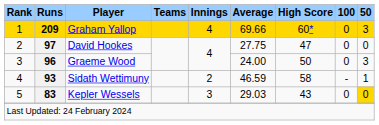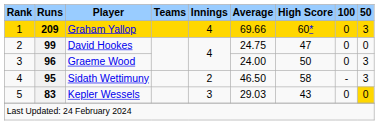(50, 45) 97 -> (50, 45) 99
(253, 45) 27.75 -> (253, 45) 24.75
(50, 78) 93 -> (50, 78) 95
(253, 78) 46.59 -> (253, 78) 46.50
(366, 78) 1 -> (366, 78) 3
